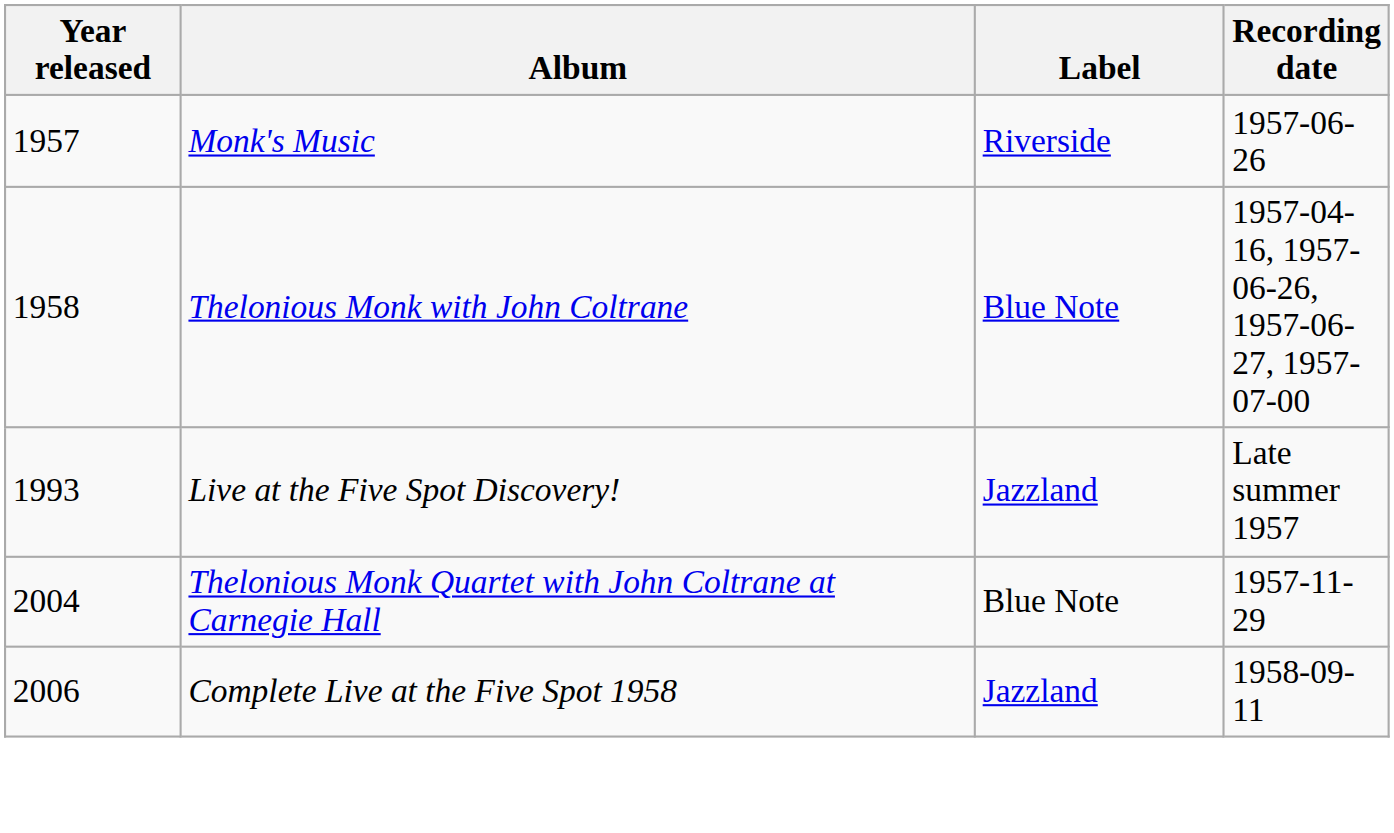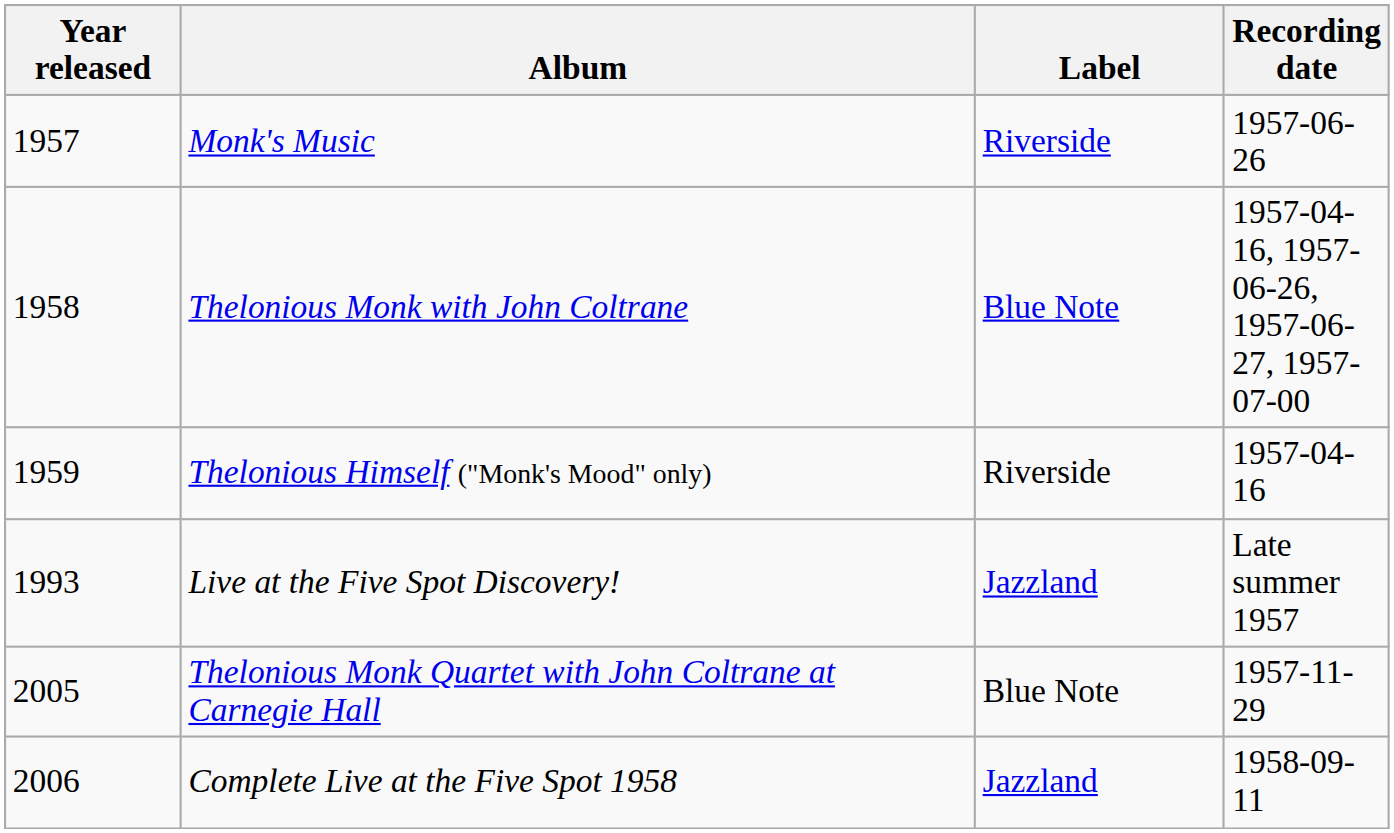+ row: (450, 472)
(46, 600) 2004 -> (46, 691) 2005
